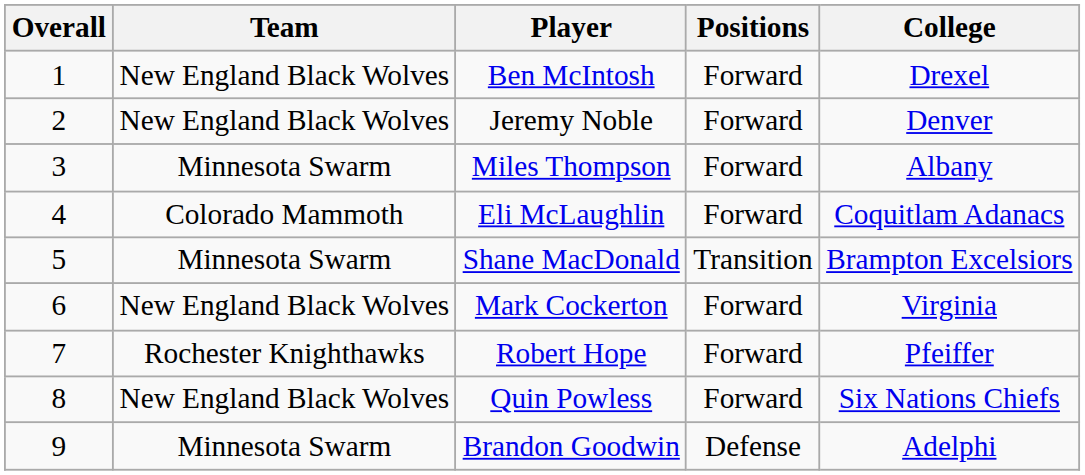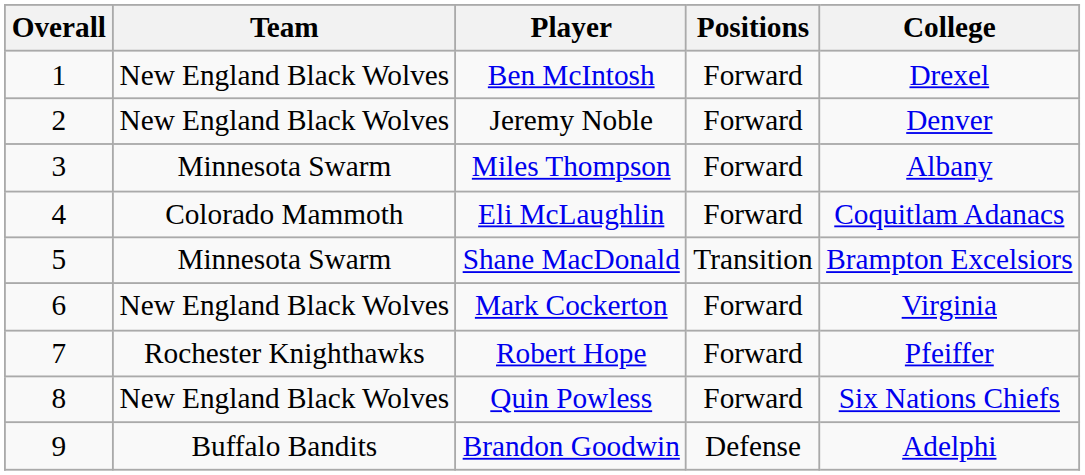(284, 445) Minnesota Swarm -> (284, 445) Buffalo Bandits
